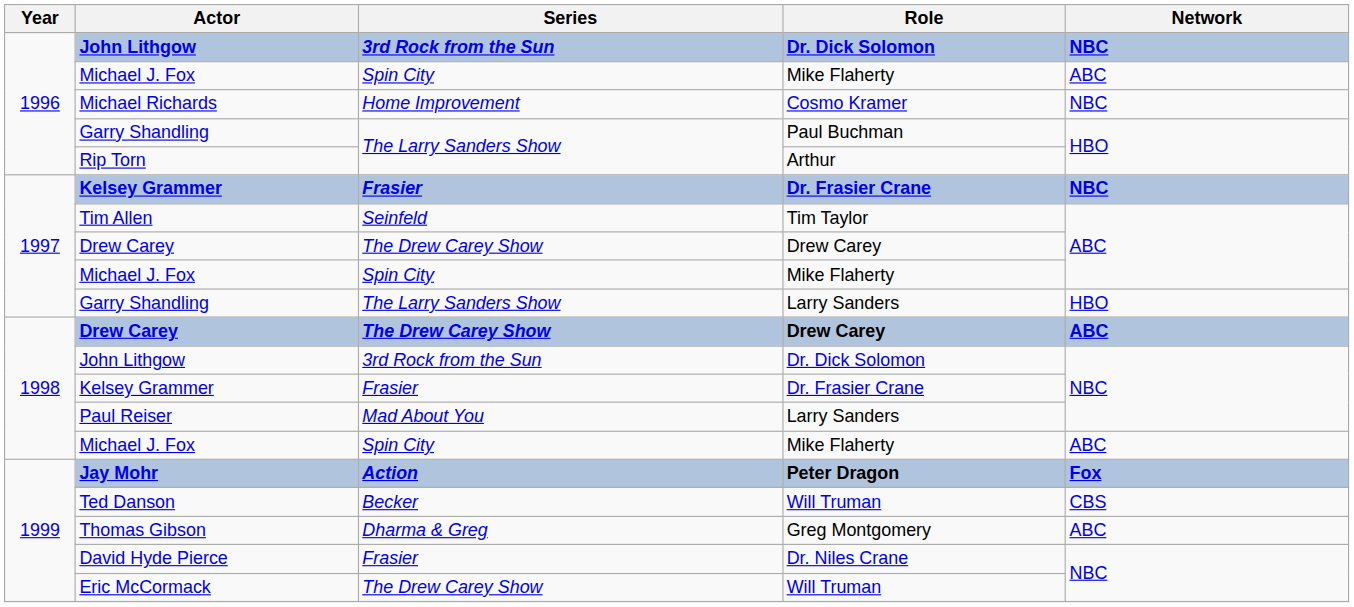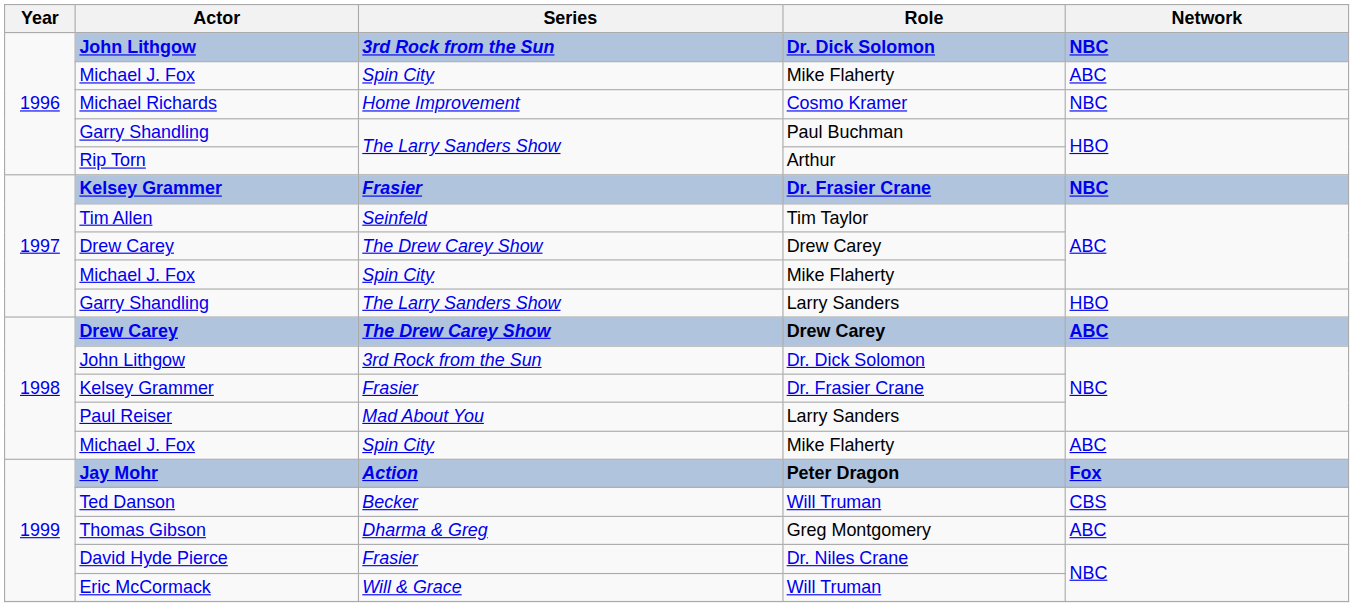(452, 587) The Drew Carey Show -> (412, 587) Will & Grace
